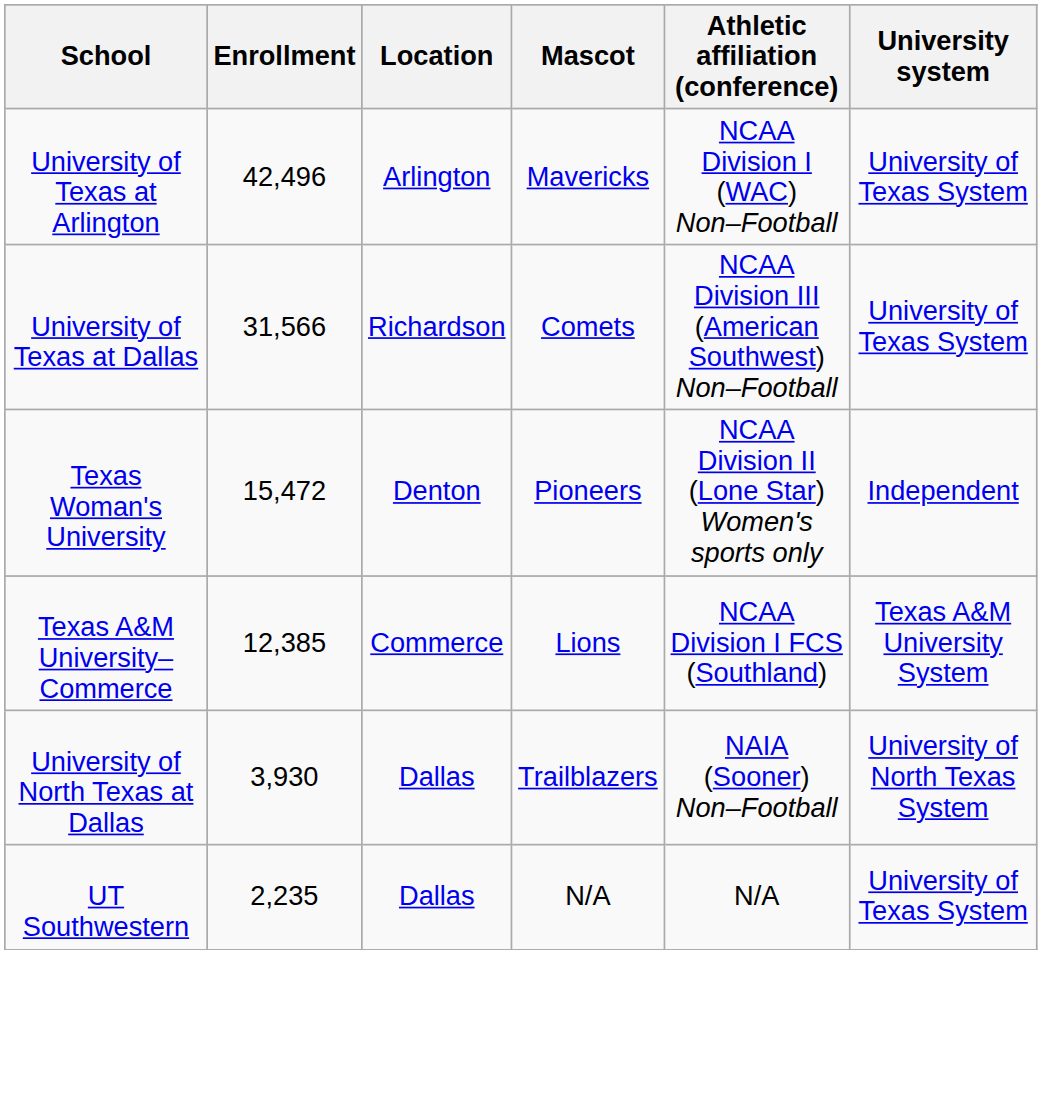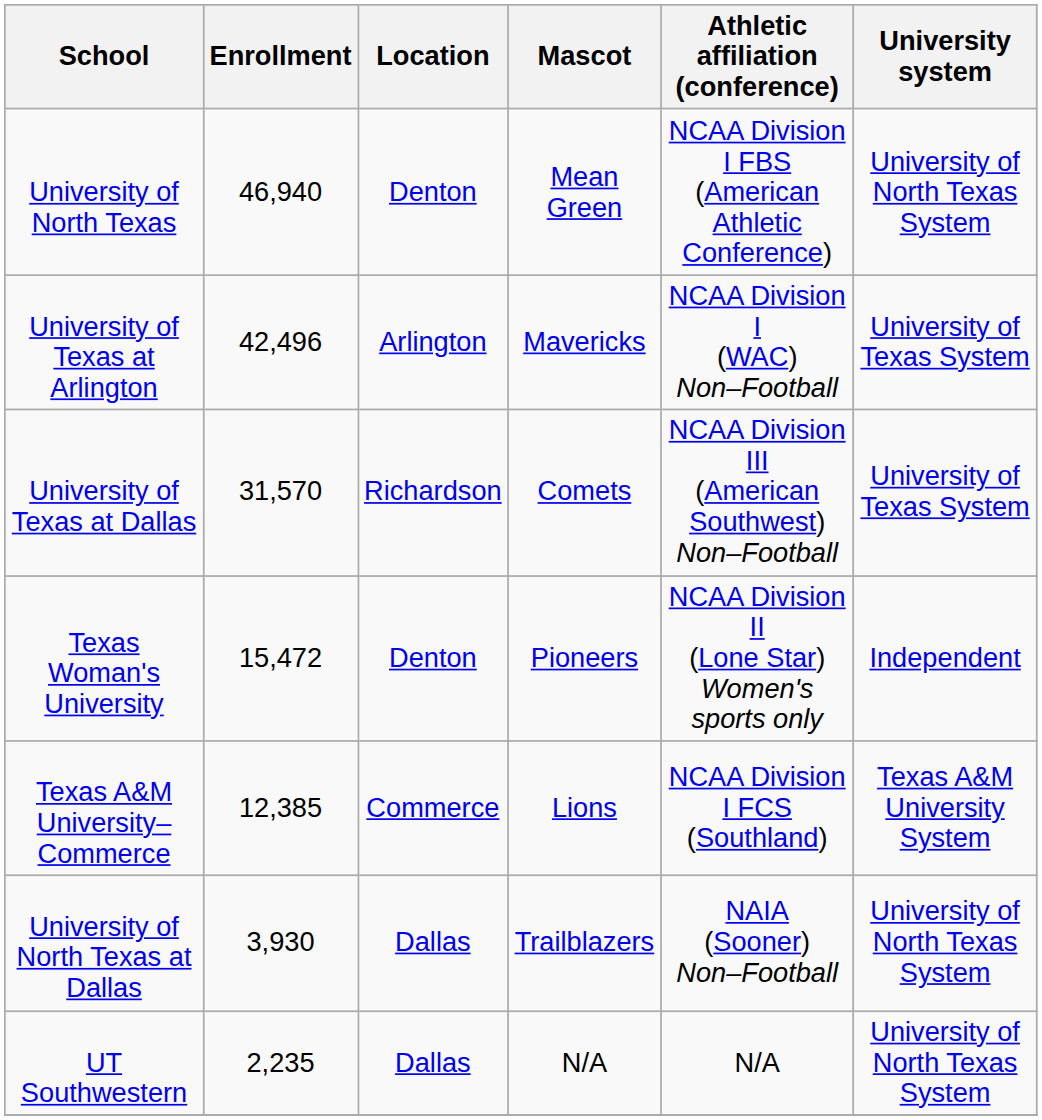+ row: (104, 206)
(284, 326) 31,566 -> (281, 492) 31,570
(943, 896) University of Texas System -> (945, 1062) University of North Texas System
